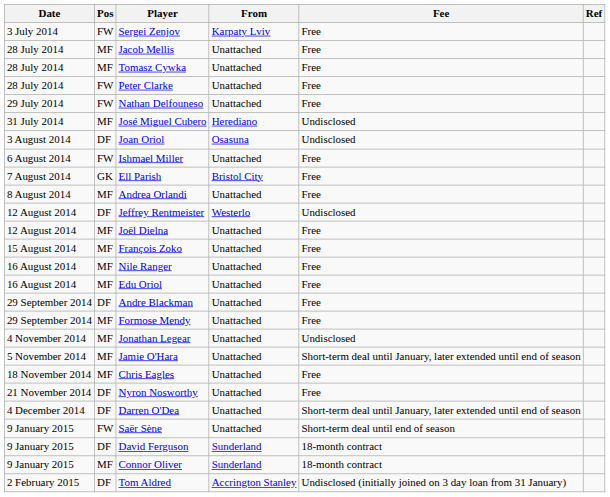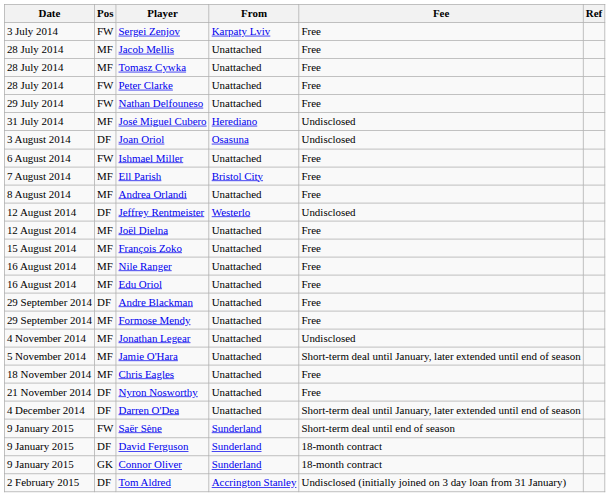(105, 176) GK -> (105, 176) MF
(237, 428) Unattached -> (237, 428) Sunderland
(105, 464) MF -> (105, 464) GK
